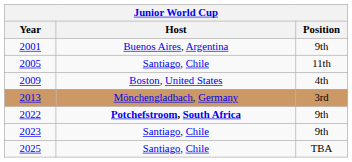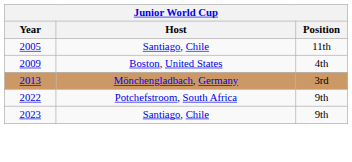- row: (30, 47)
(176, 115) bold -> (176, 98) normal
- row: (30, 149)
